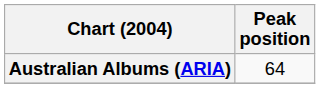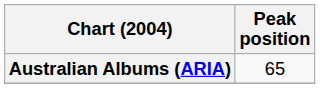(275, 68) 64 -> (275, 68) 65
